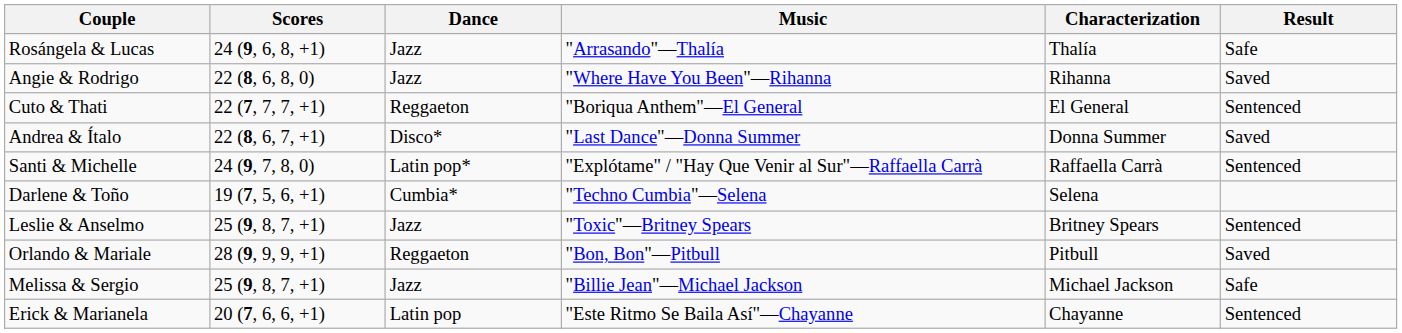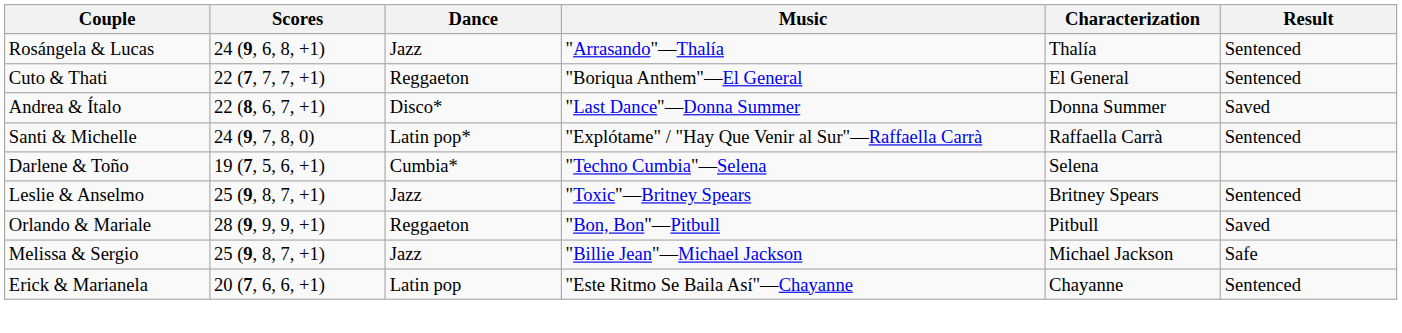(1241, 48) Safe -> (1263, 48) Sentenced
- row: (74, 78)
